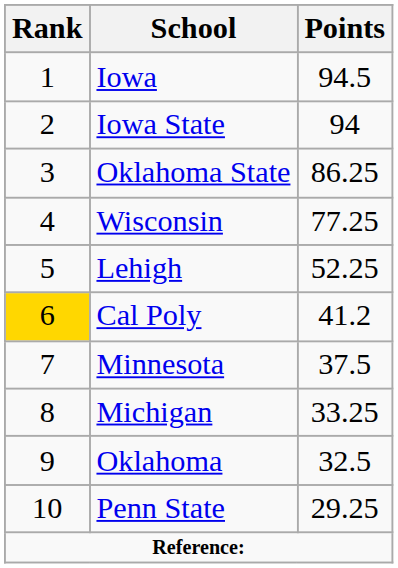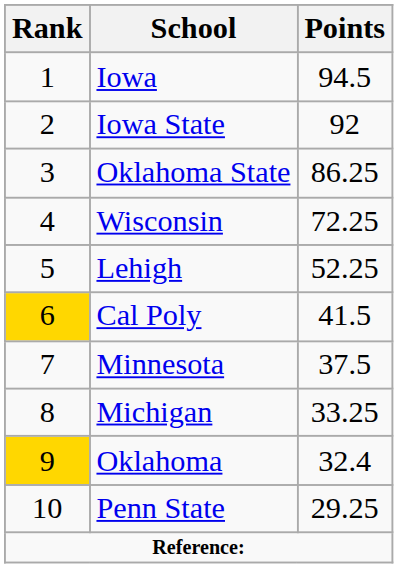(345, 124) 94 -> (345, 124) 92
(345, 220) 77.25 -> (345, 220) 72.25
(345, 316) 41.2 -> (345, 316) 41.5
(47, 460) no background -> (47, 460) gold background
(345, 460) 32.5 -> (345, 460) 32.4
